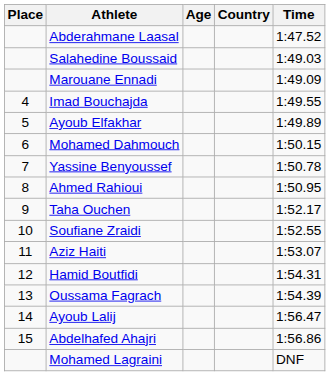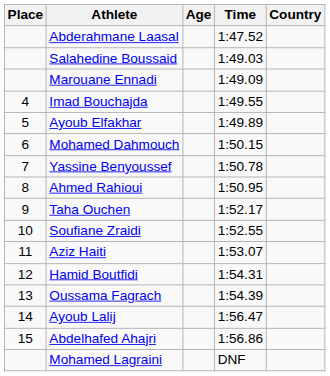columns swapped: (244, 15) <-> (299, 15)
